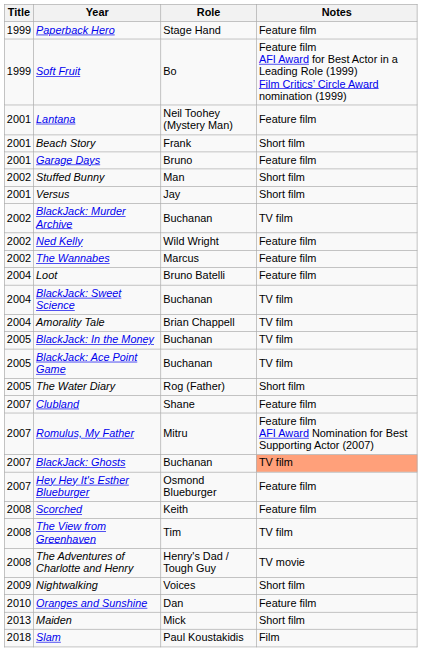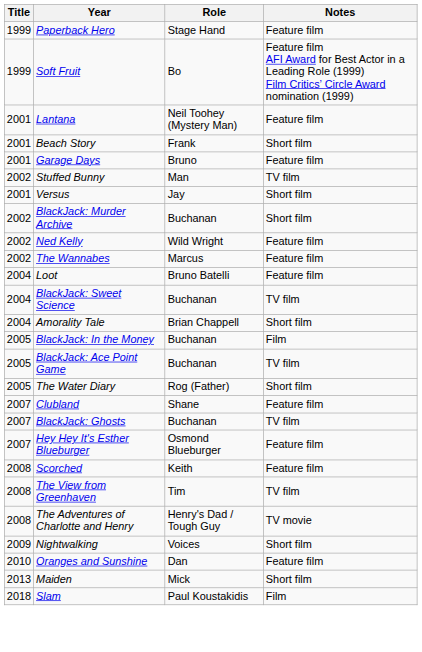(282, 177) Short film -> (283, 177) TV film
(276, 218) TV film -> (289, 218) Short film
(276, 323) TV film -> (289, 323) Short film
(276, 340) TV film -> (276, 340) Film
- row: (85, 433)
(276, 463) lightsalmon background -> (283, 421) no background
